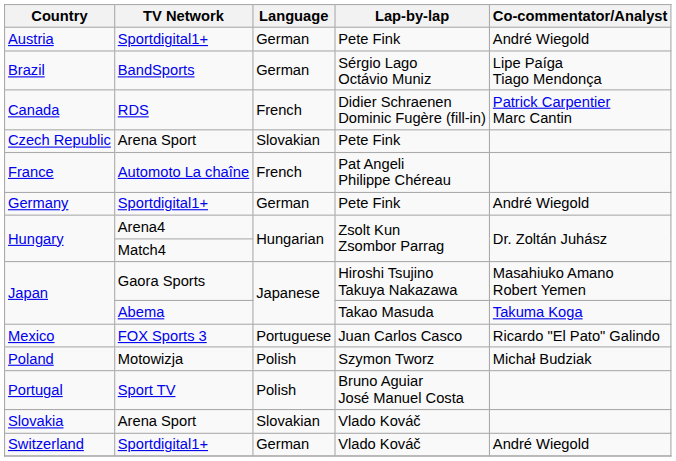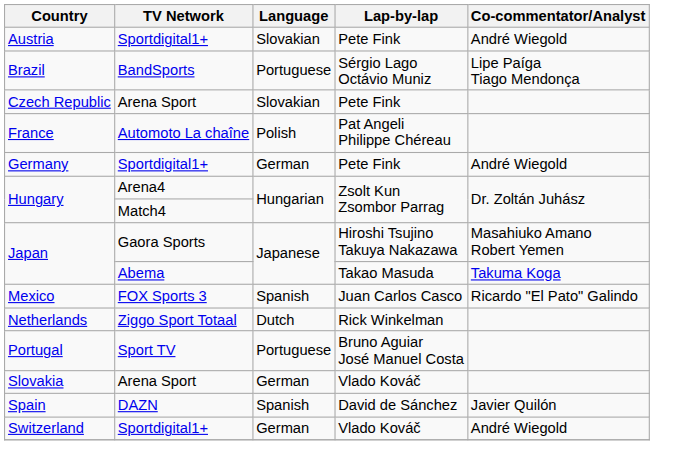(283, 39) German -> (288, 39) Slovakian
(283, 70) German -> (294, 70) Portuguese
- row: (34, 109)
(279, 172) French -> (276, 133) Polish
(294, 335) Portuguese -> (283, 296) Spanish
+ row: (48, 319)
- row: (31, 358)
(276, 390) Polish -> (294, 350) Portuguese
(288, 421) Slovakian -> (283, 381) German
+ row: (27, 405)
